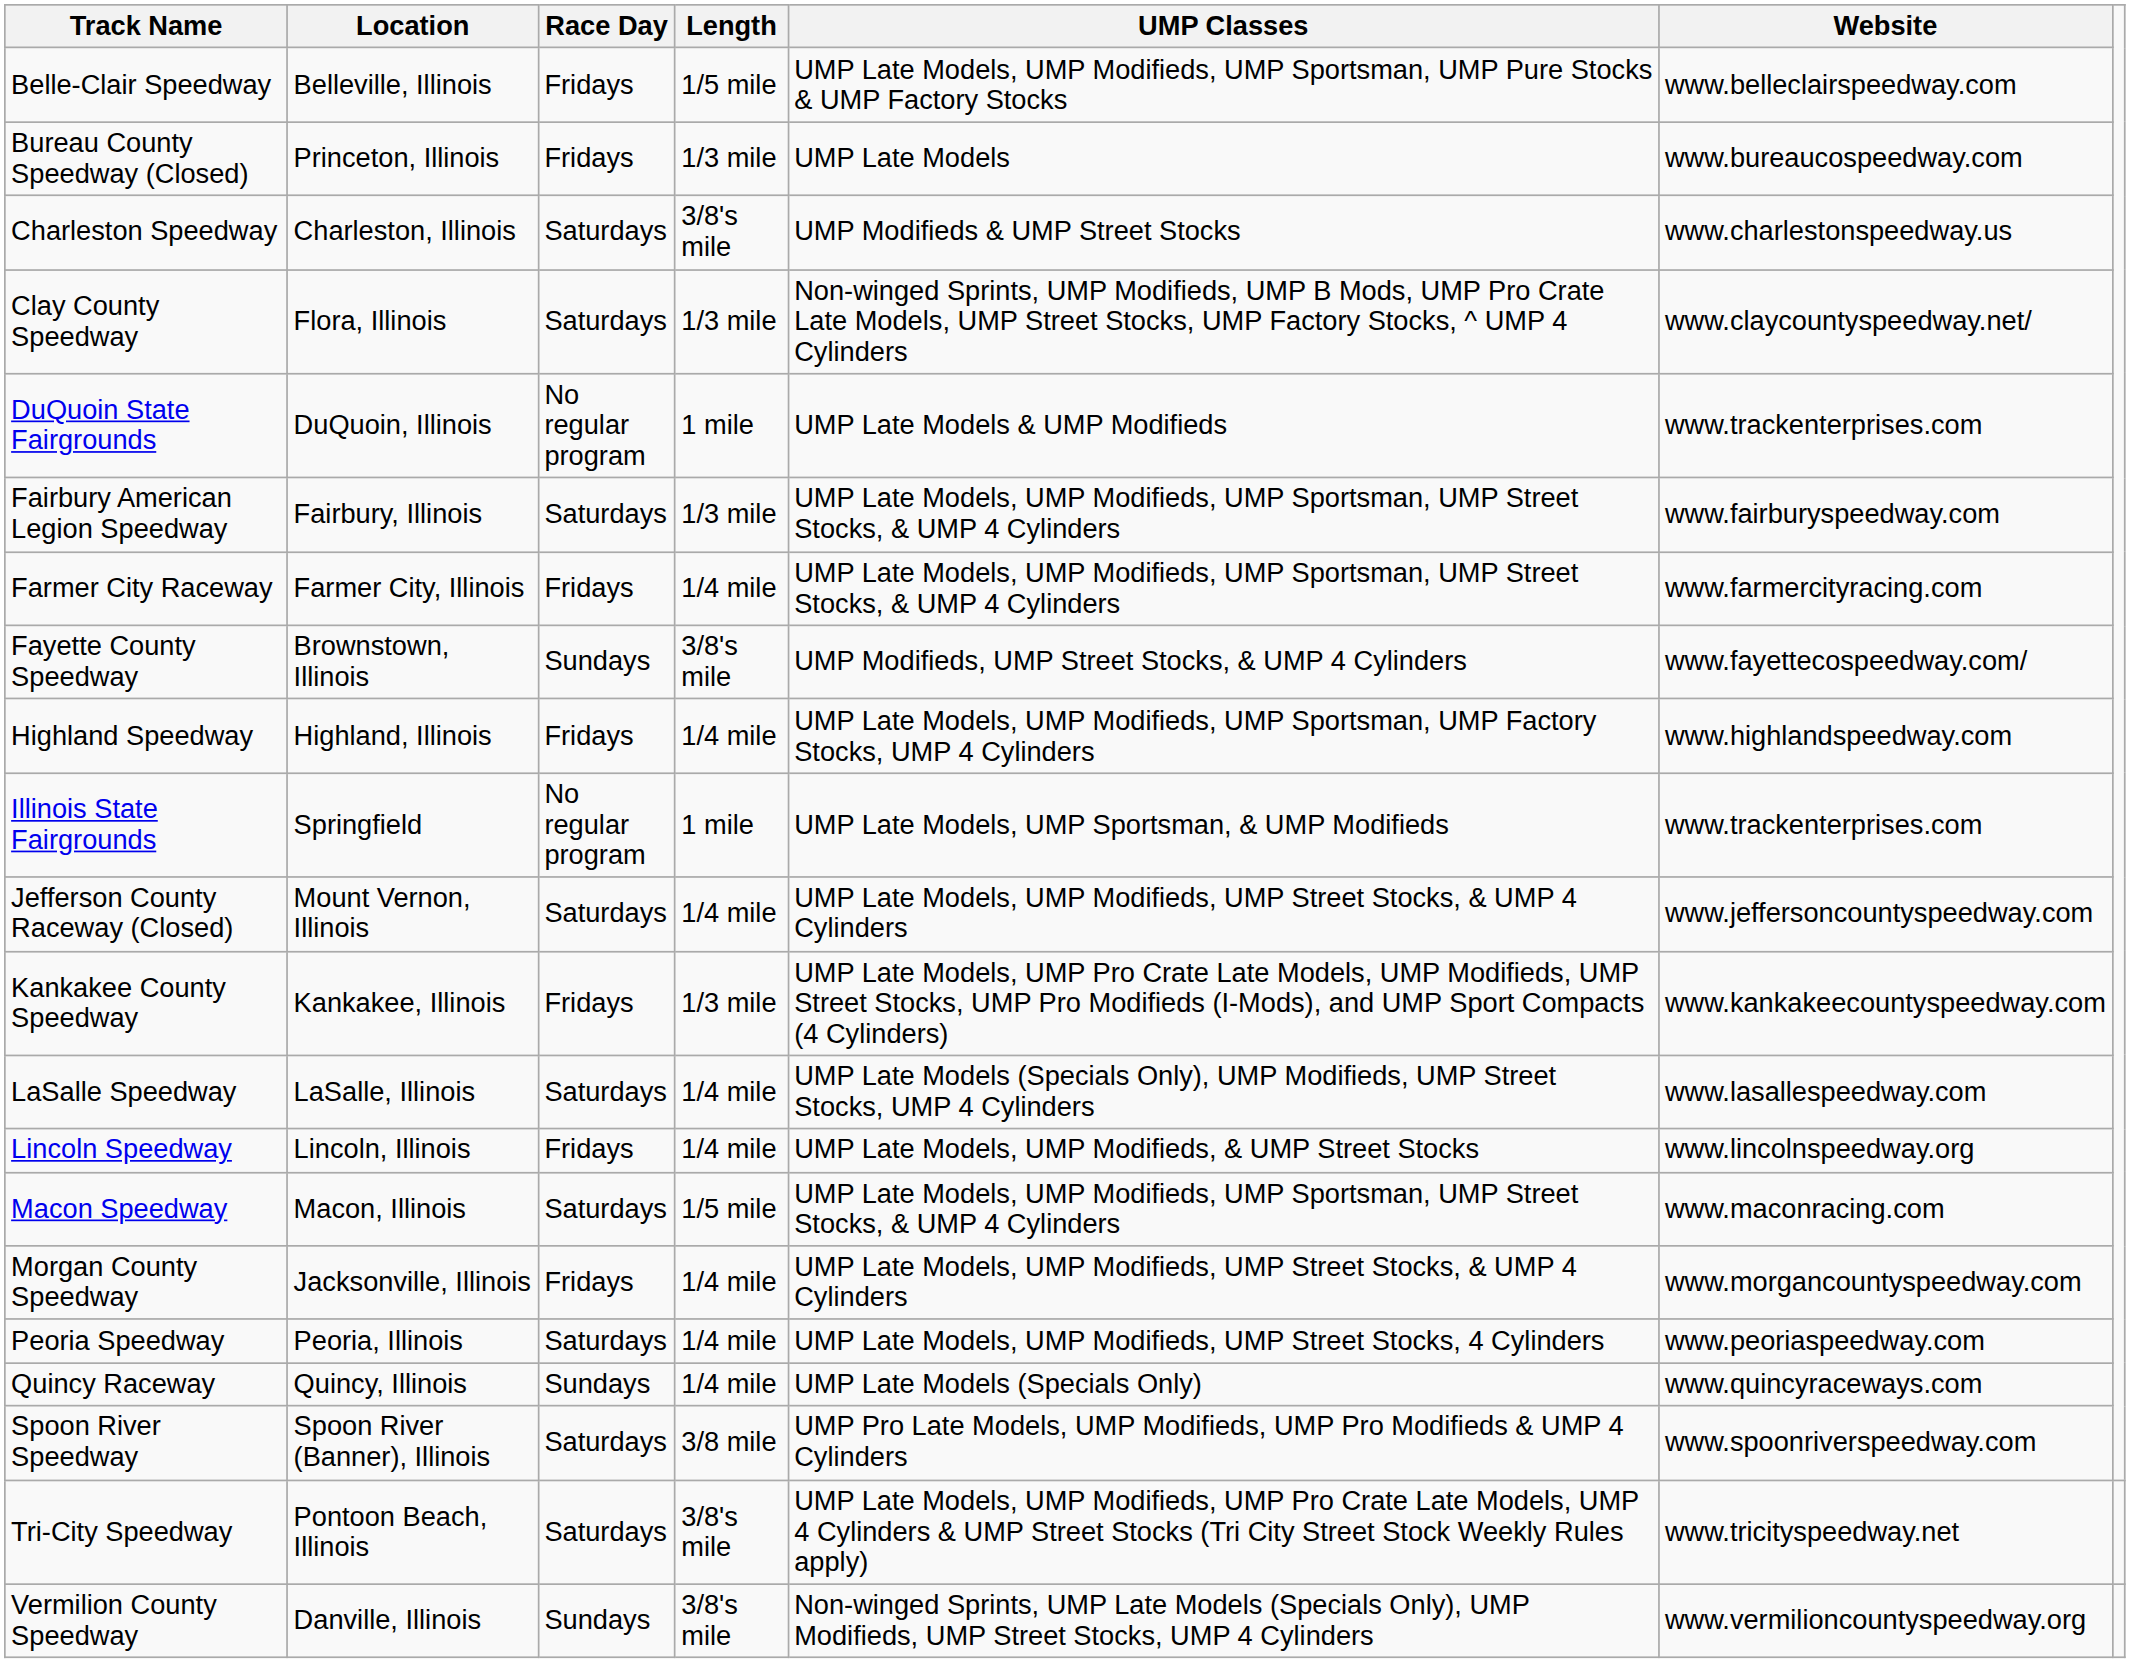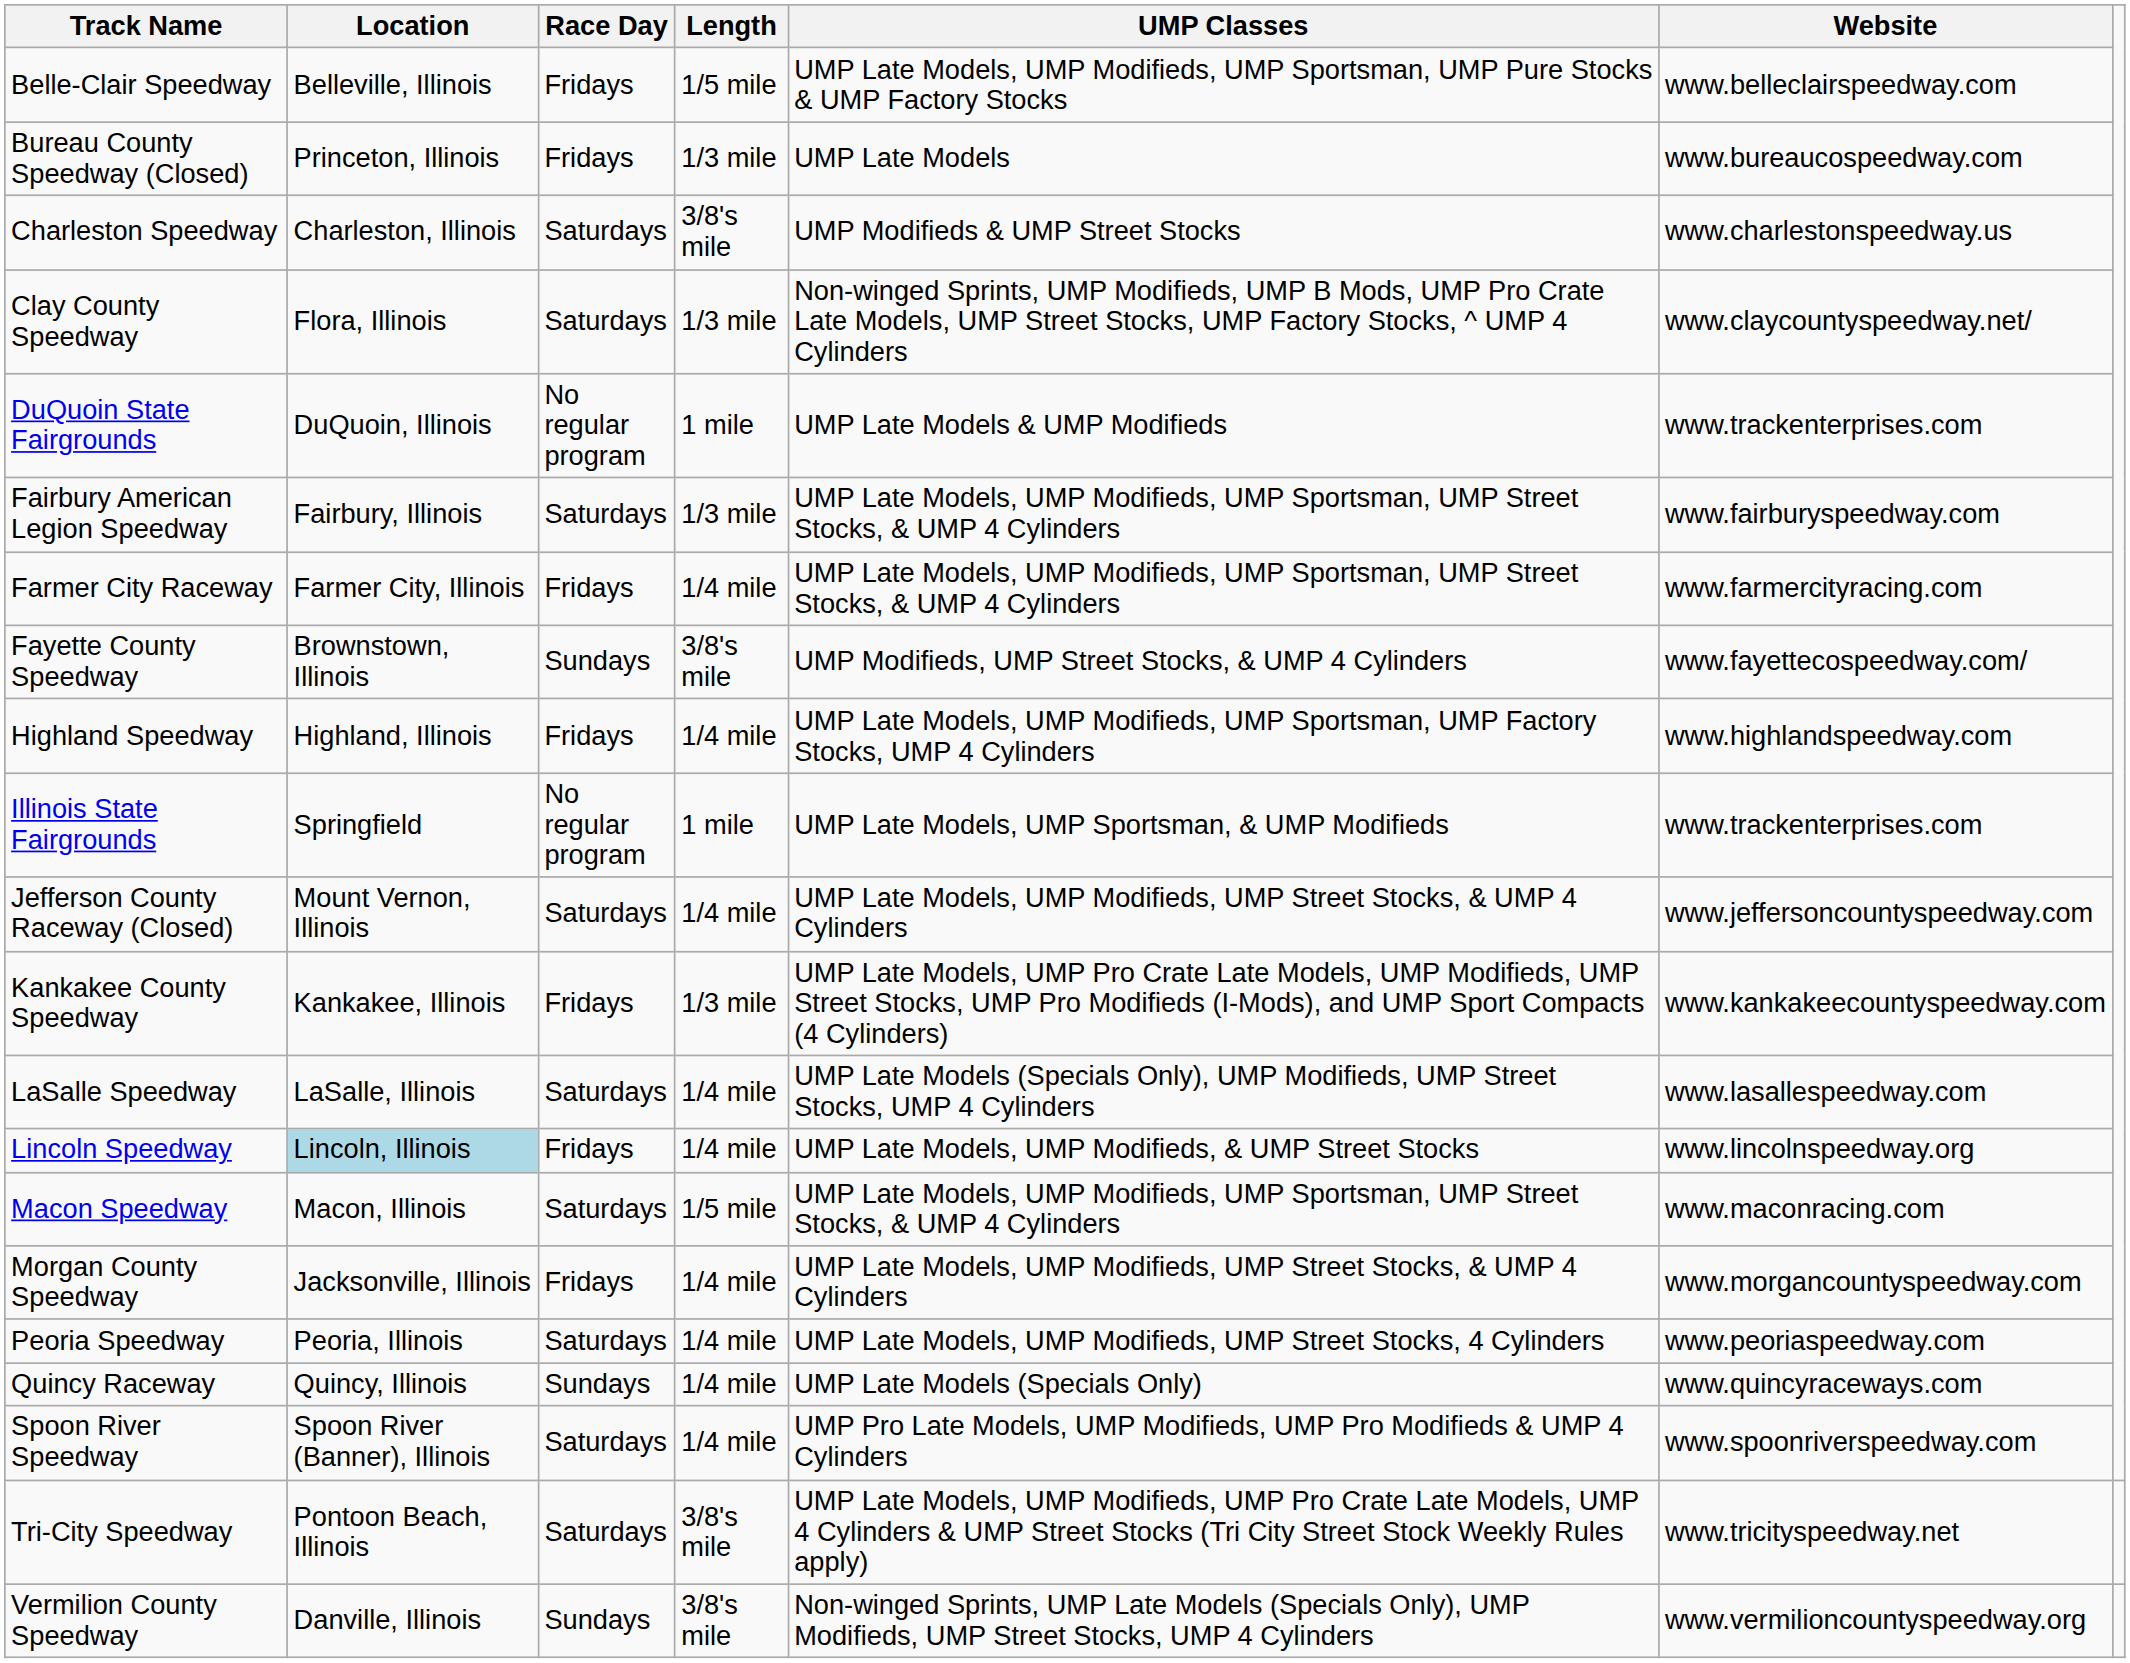(382, 1150) no background -> (382, 1150) lightblue background
(729, 1442) 3/8 mile -> (729, 1442) 1/4 mile
